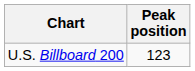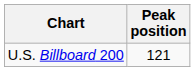(158, 54) 123 -> (158, 54) 121
